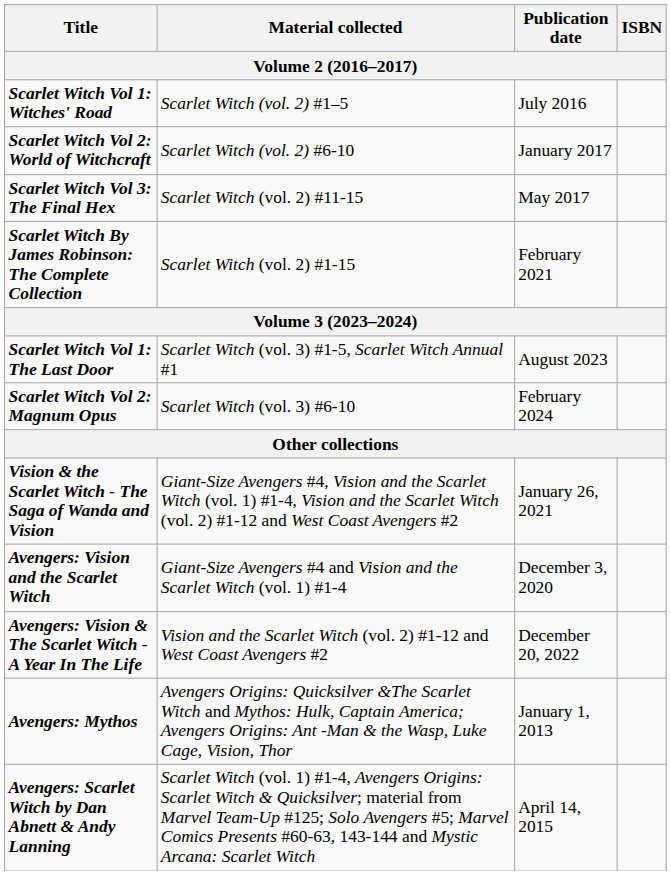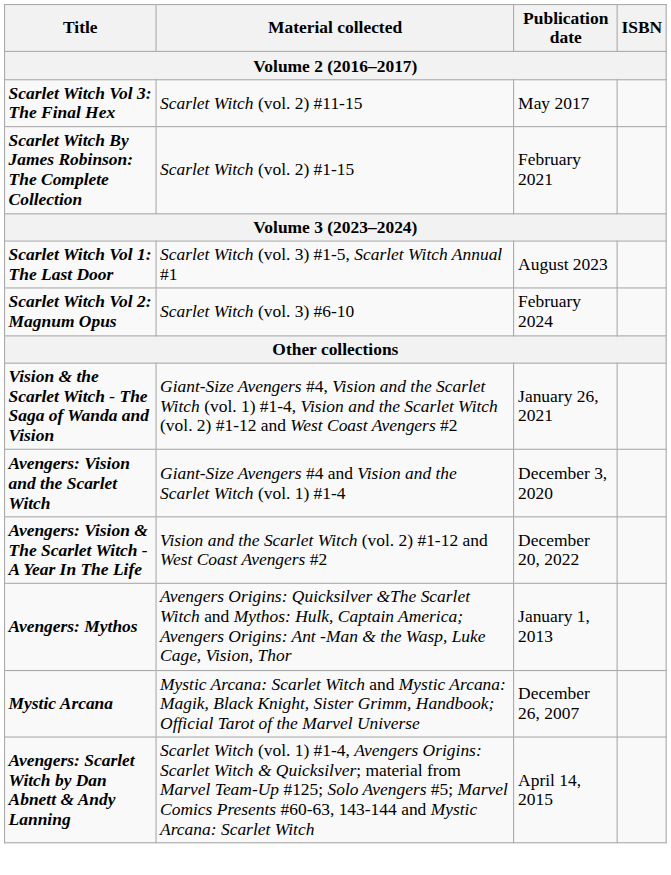- row: (80, 103)
- row: (80, 150)
+ row: (61, 703)
